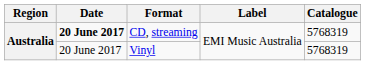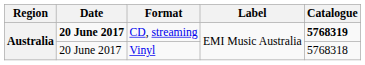(327, 32) normal -> (327, 32) bold
(327, 50) 5768319 -> (327, 50) 5768318
